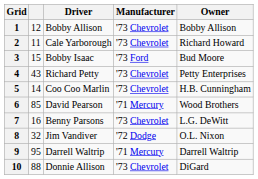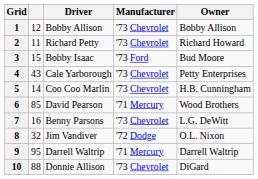(78, 43) Cale Yarborough -> (72, 43) Richard Petty
(72, 74) Richard Petty -> (78, 74) Cale Yarborough
